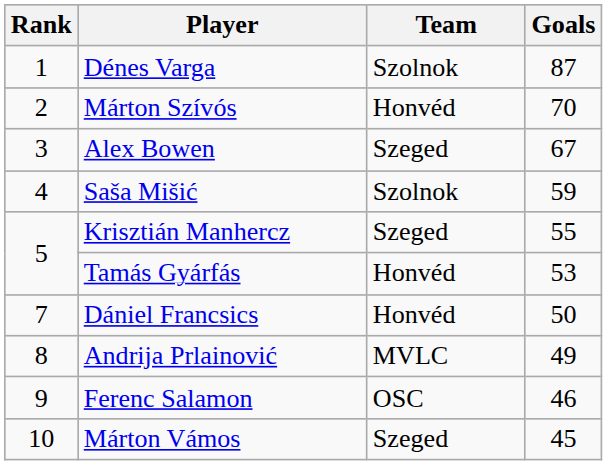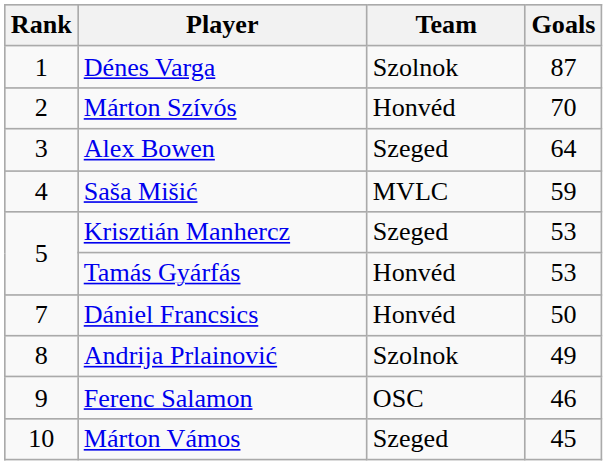(563, 149) 67 -> (563, 149) 64
(416, 190) Szolnok -> (411, 190) MVLC
(563, 231) 55 -> (563, 231) 53
(411, 356) MVLC -> (416, 356) Szolnok
